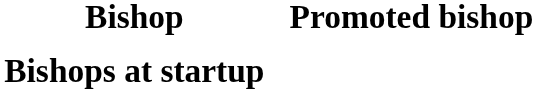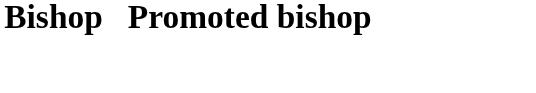- row: (134, 70)
